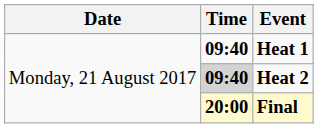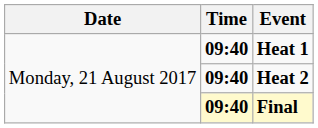(227, 78) lightgrey background -> (227, 78) no background
(227, 107) 20:00 -> (227, 107) 09:40
